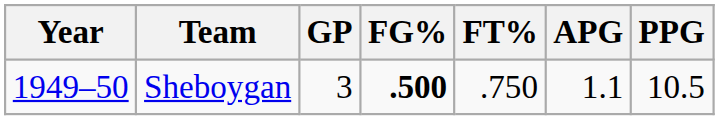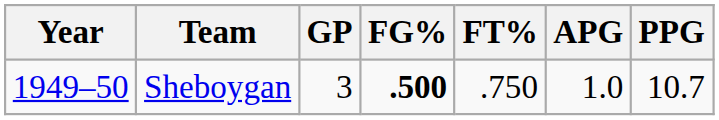(603, 86) 1.1 -> (603, 86) 1.0
(676, 86) 10.5 -> (676, 86) 10.7
